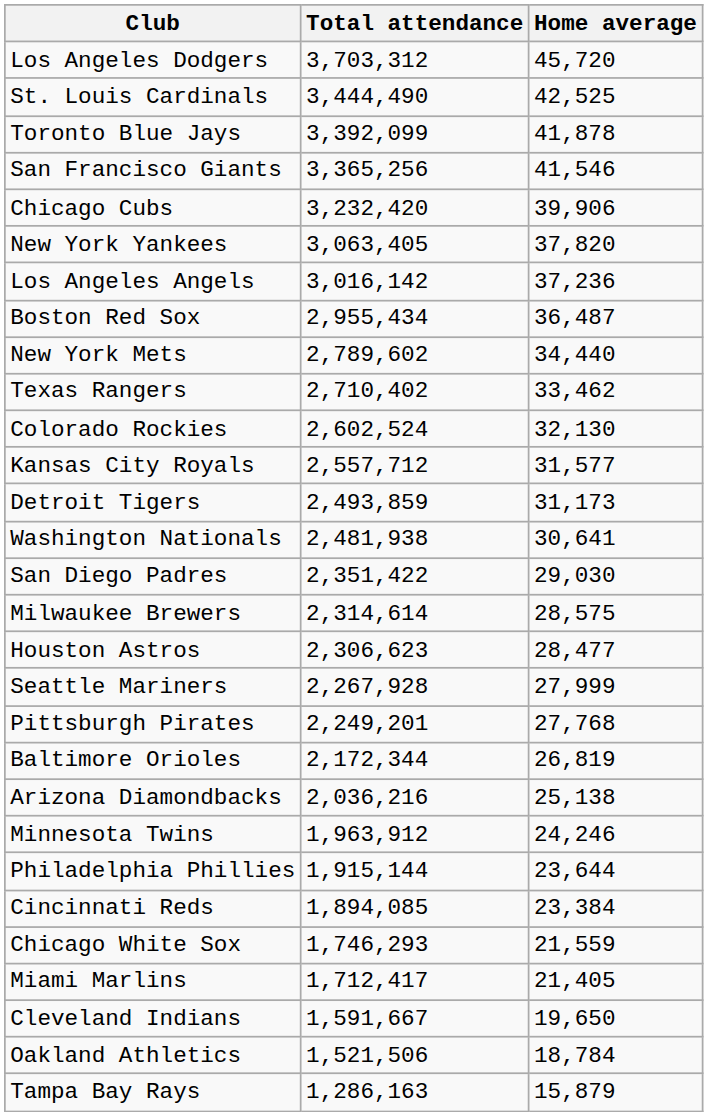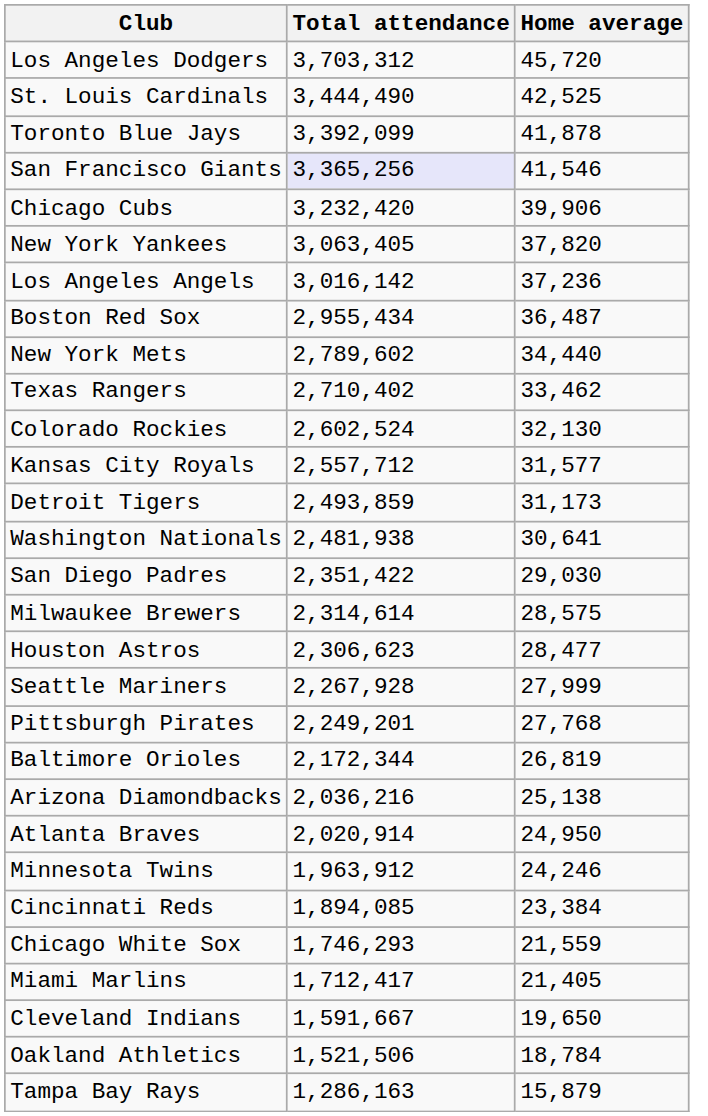(367, 171) no background -> (354, 171) lavender background
+ row: (105, 834)
- row: (153, 871)
